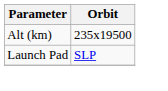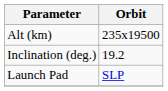+ row: (52, 55)
